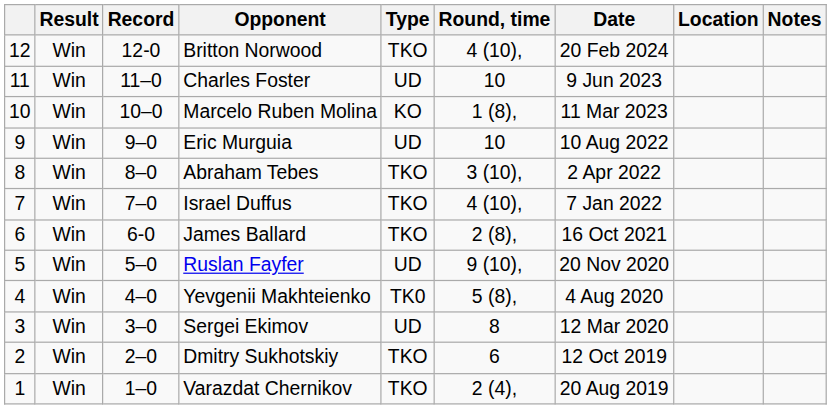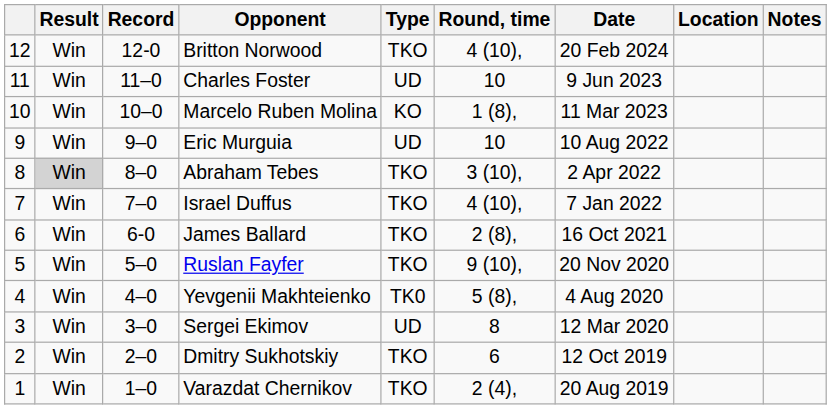(69, 173) no background -> (69, 173) lightgrey background
(408, 265) UD -> (408, 265) TKO
